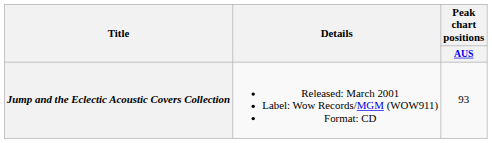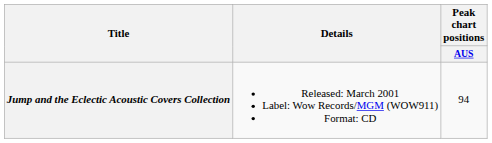(464, 100) 93 -> (464, 100) 94
